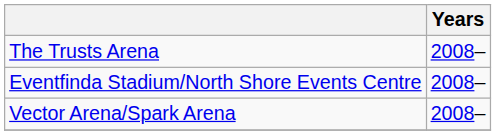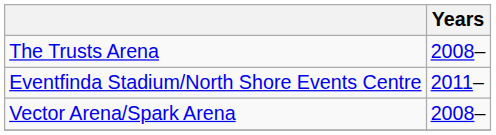(458, 82) 2008– -> (457, 82) 2011–
